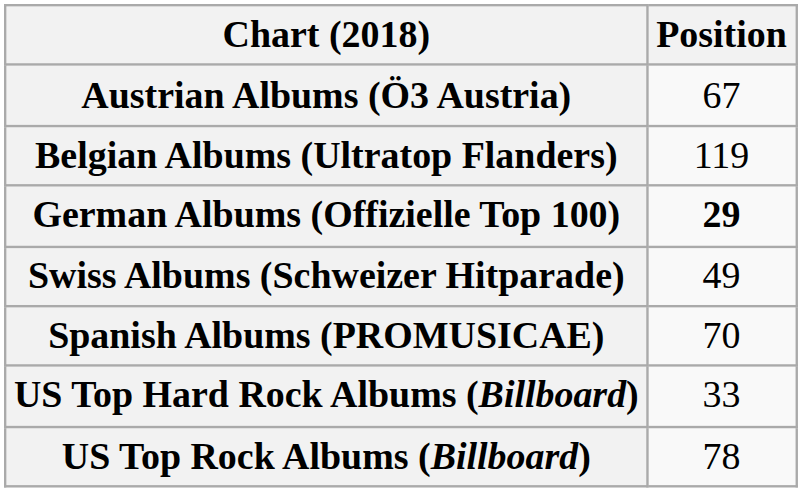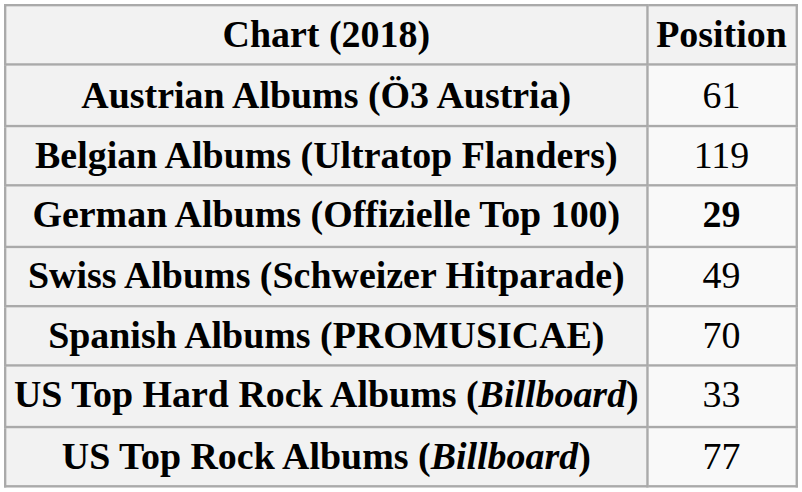(722, 94) 67 -> (722, 94) 61
(722, 455) 78 -> (722, 455) 77
